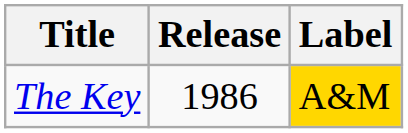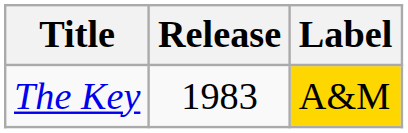(220, 95) 1986 -> (220, 95) 1983
